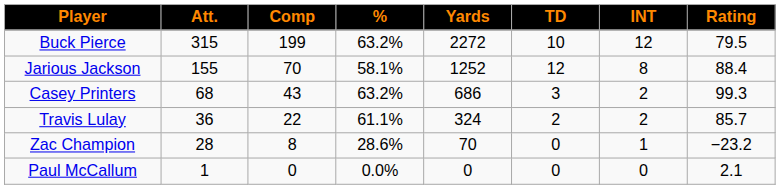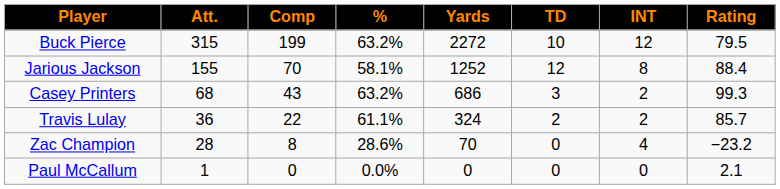(643, 145) 1 -> (643, 145) 4
